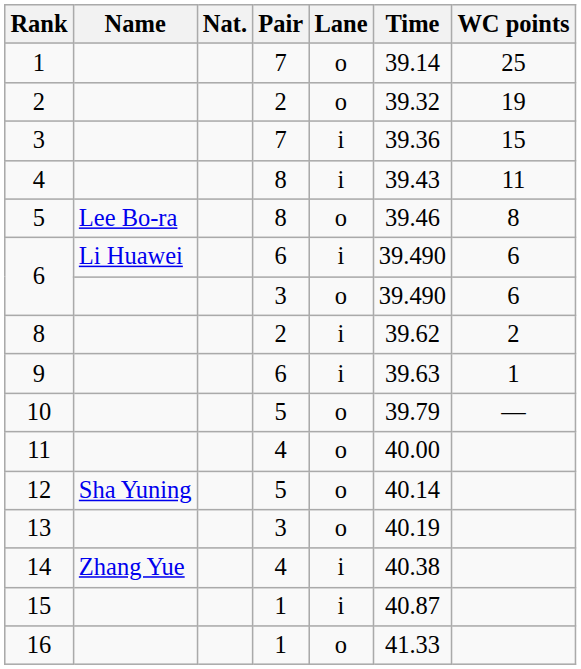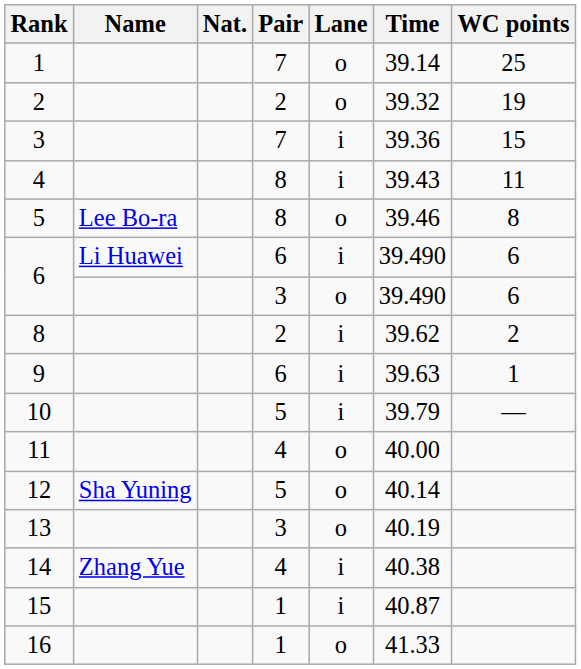(341, 412) o -> (341, 412) i
